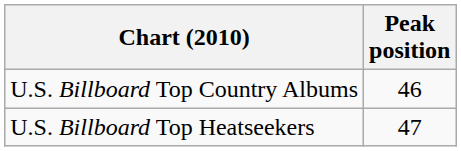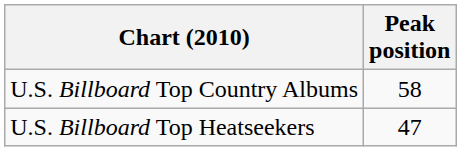(410, 88) 46 -> (410, 88) 58
